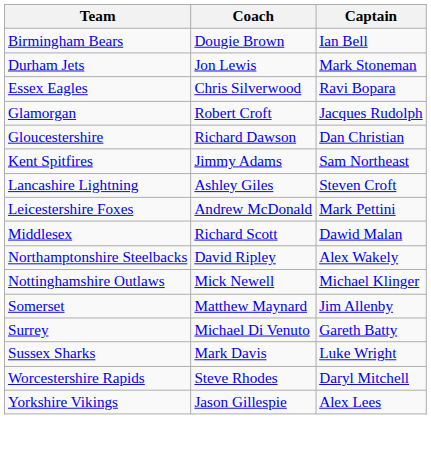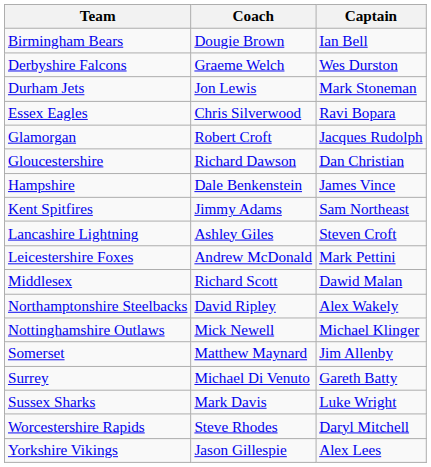+ row: (67, 64)
+ row: (41, 185)
